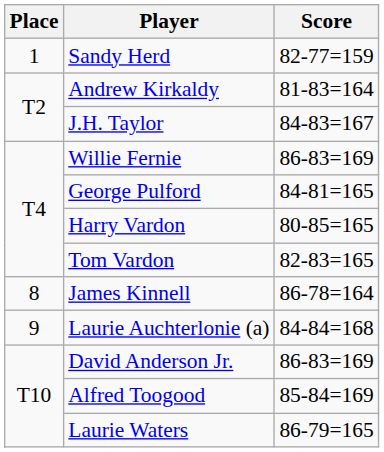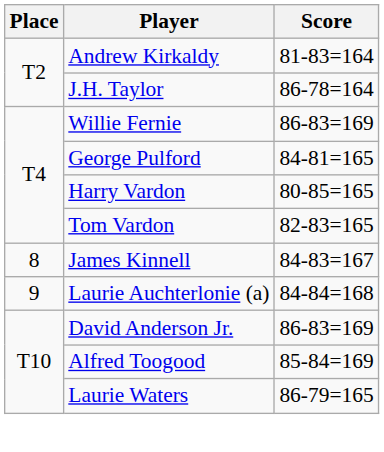- row: (119, 55)
(327, 123) 84-83=167 -> (327, 89) 86-78=164
(327, 293) 86-78=164 -> (327, 259) 84-83=167
